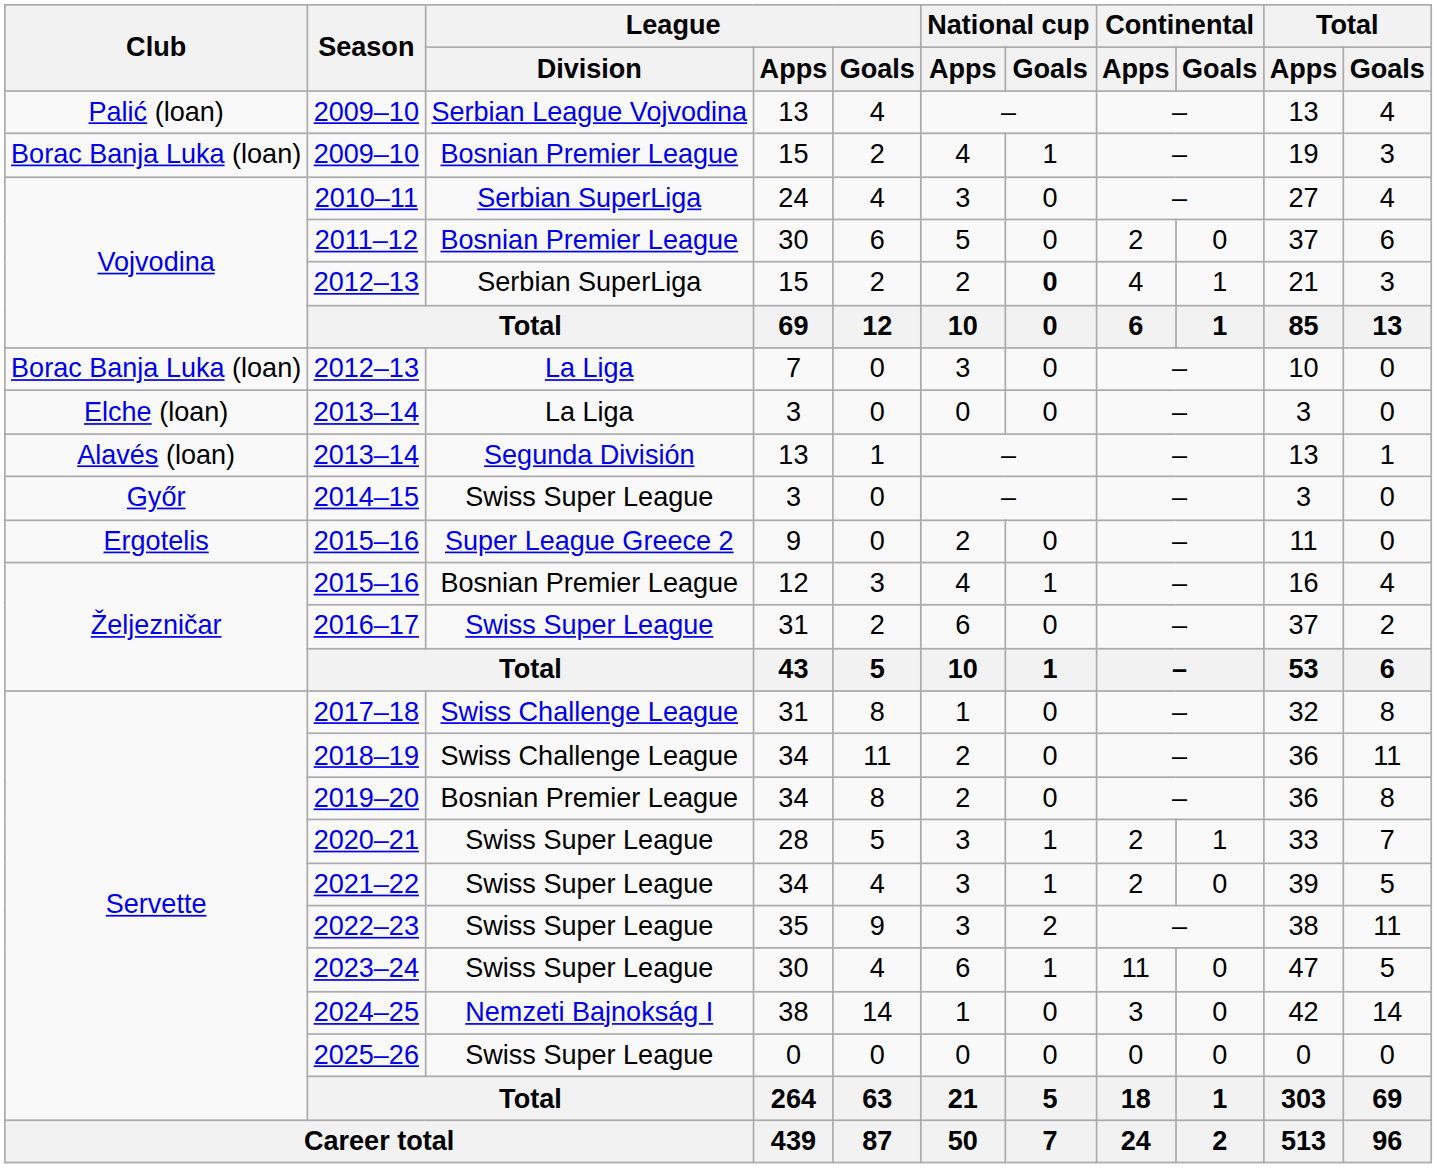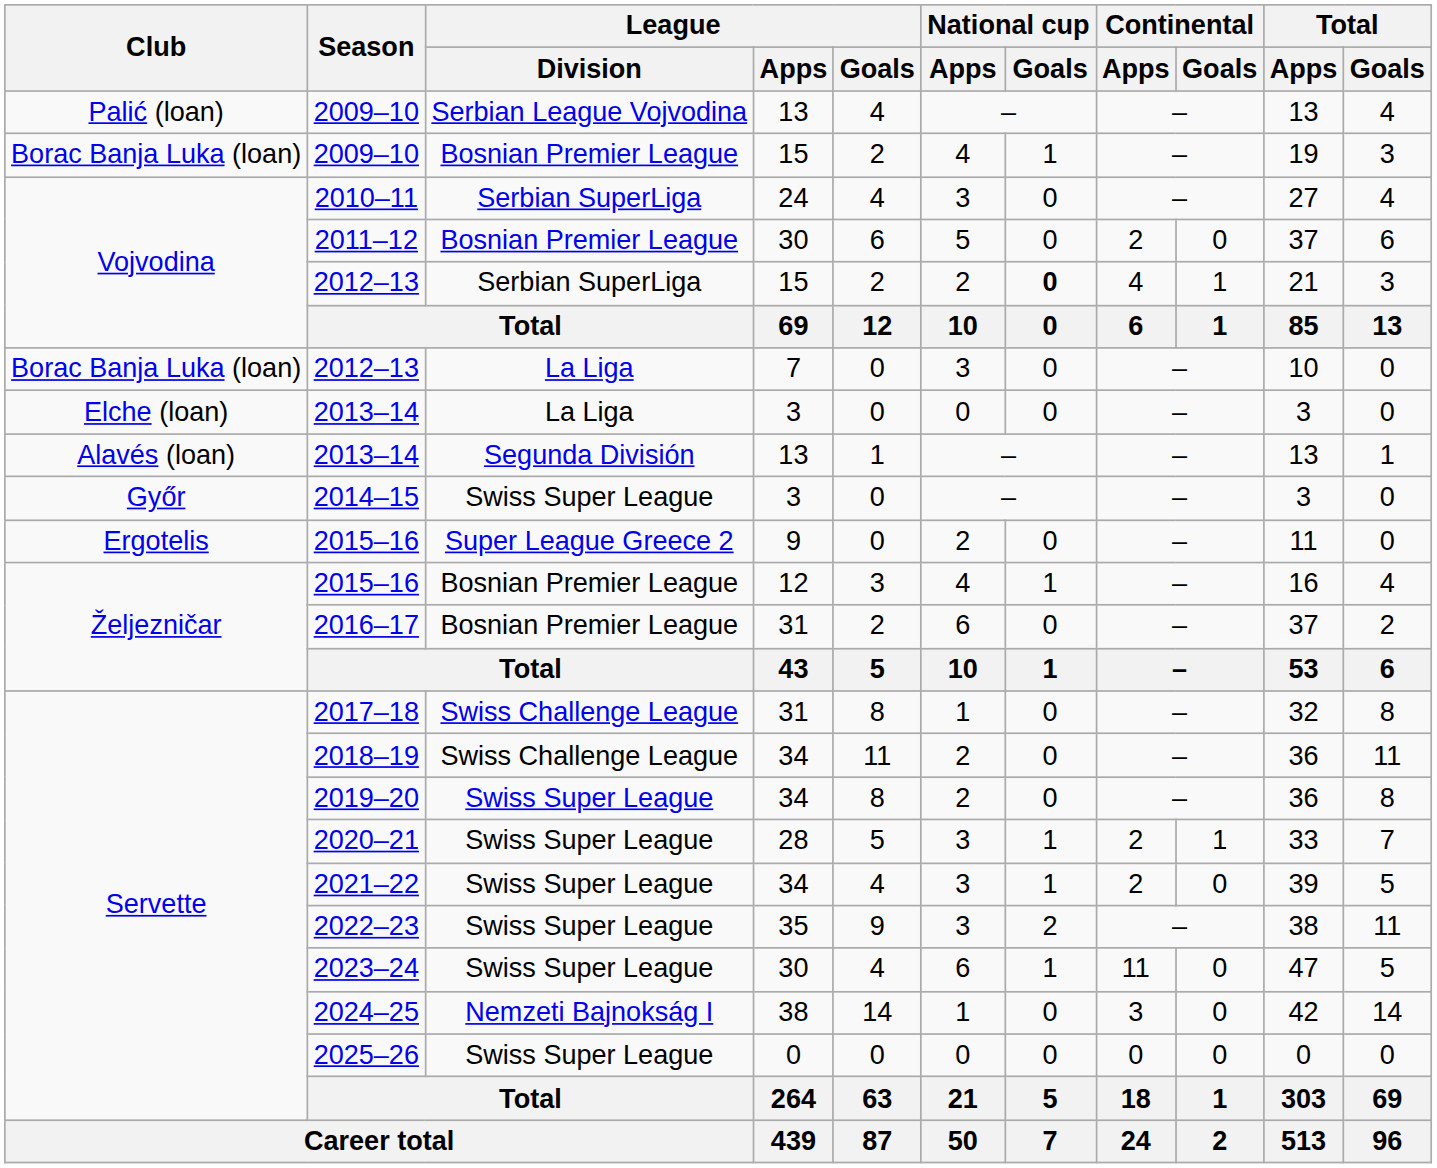(589, 626) Swiss Super League -> (589, 626) Bosnian Premier League
(589, 797) Bosnian Premier League -> (589, 797) Swiss Super League
